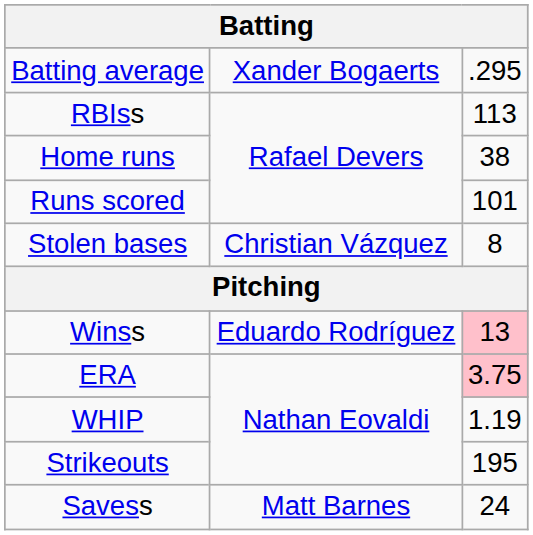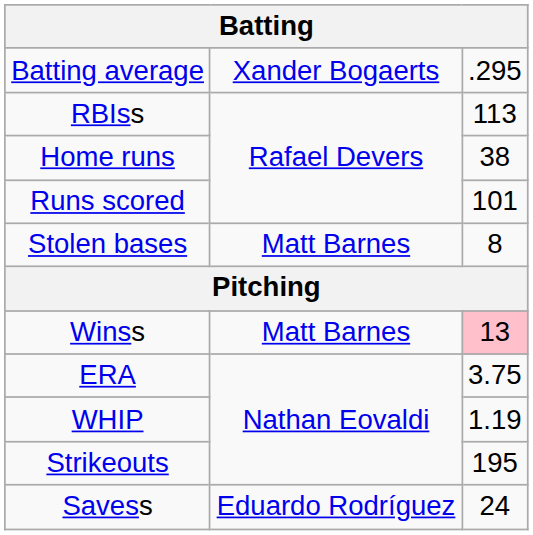(336, 244) Christian Vázquez -> (336, 244) Matt Barnes
(336, 331) Eduardo Rodríguez -> (336, 331) Matt Barnes
(495, 375) pink background -> (495, 375) no background
(336, 506) Matt Barnes -> (336, 506) Eduardo Rodríguez
